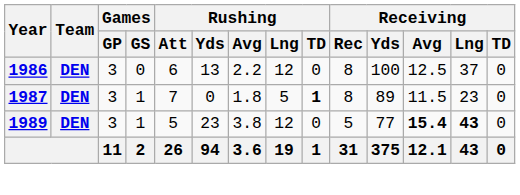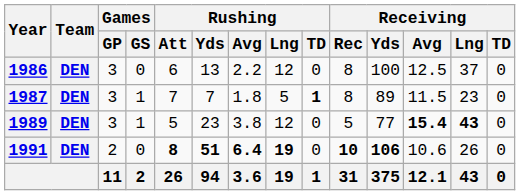(210, 97) 0 -> (210, 97) 7
+ row: (28, 150)
